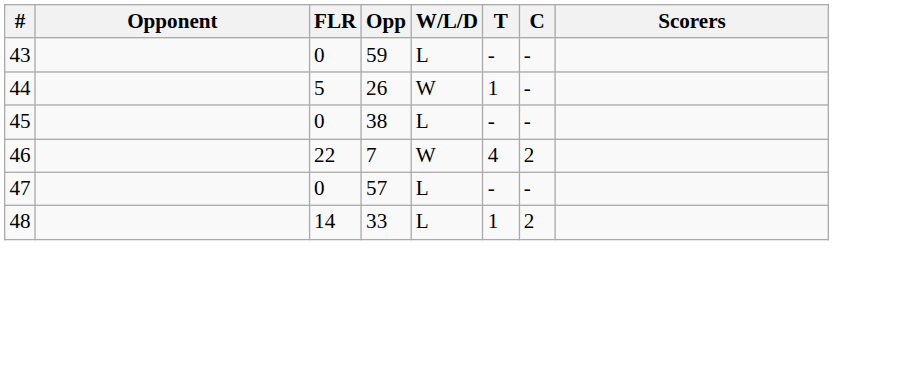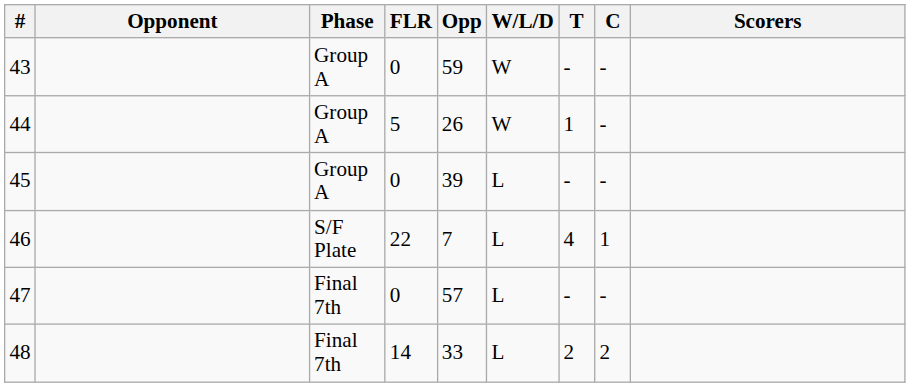+ column: (347, 21)
(422, 54) L -> (501, 66) W
(377, 121) 38 -> (452, 181) 39
(426, 155) W -> (498, 238) L
(529, 155) 2 -> (605, 238) 1
(493, 222) 1 -> (569, 352) 2
